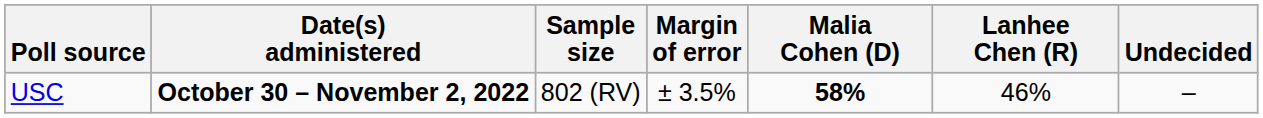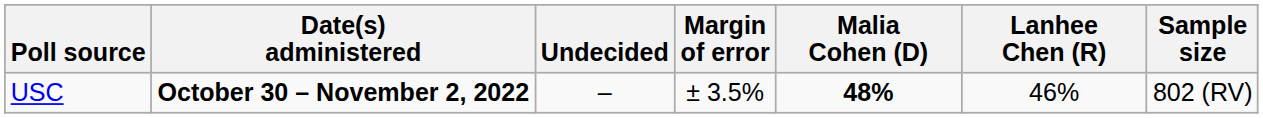columns swapped: (591, 39) <-> (1189, 53)
(840, 92) 58% -> (868, 92) 48%
